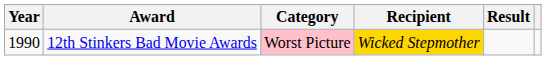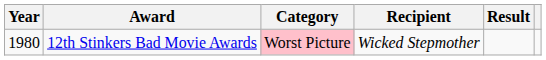(24, 42) 1990 -> (24, 42) 1980
(419, 42) gold background -> (419, 42) no background
